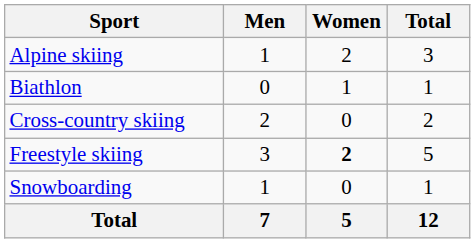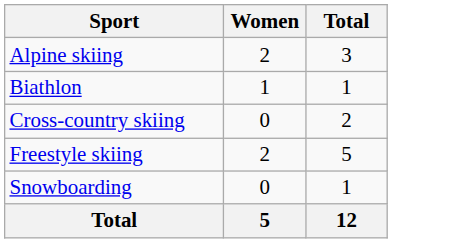- column: (265, 21)
(346, 154) bold -> (265, 154) normal
